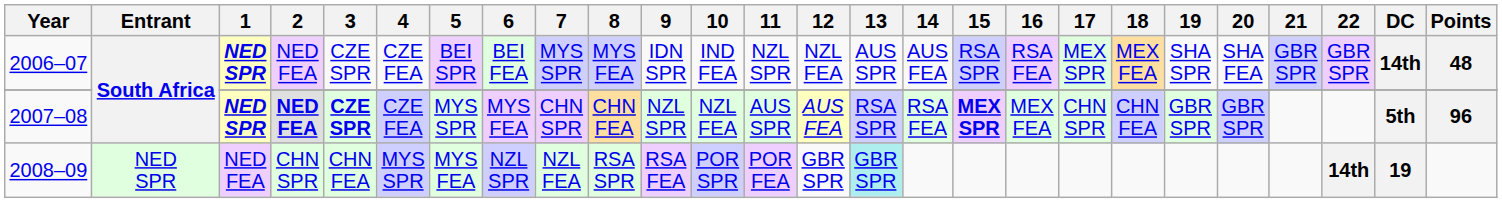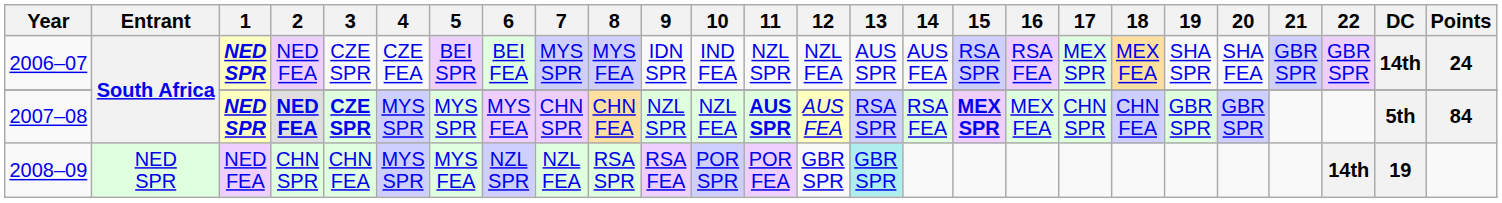(1461, 63) 48 -> (1461, 63) 24
(403, 116) CZE FEA -> (403, 116) MYS SPR
(770, 116) normal -> (770, 116) bold
(1461, 116) 96 -> (1461, 116) 84
